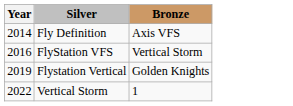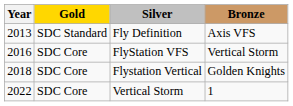+ column: (72, 14)
(19, 33) 2014 -> (19, 33) 2013
(19, 71) 2019 -> (19, 71) 2018
